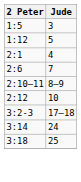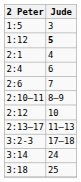(51, 40) normal -> (51, 40) bold
+ row: (14, 69)
+ row: (25, 127)
